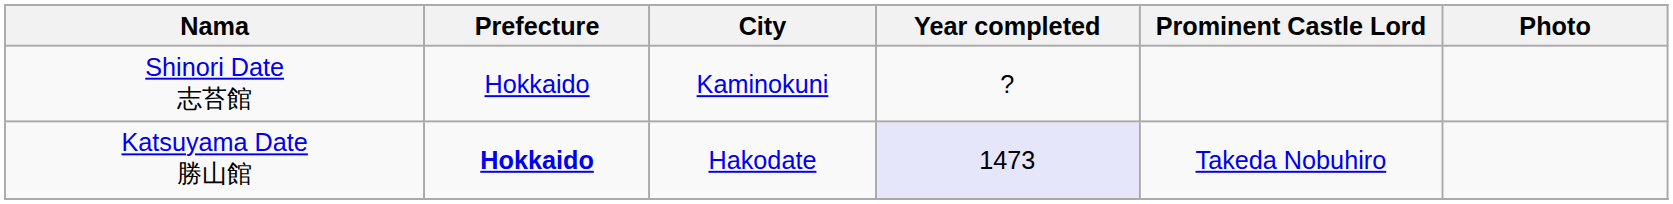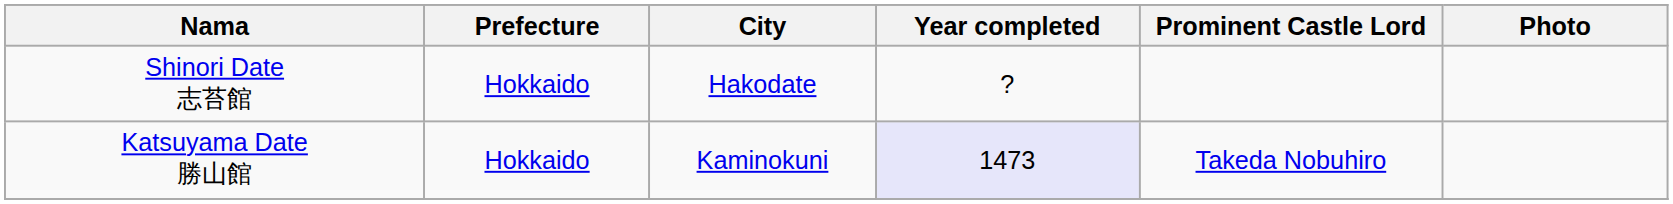(762, 84) Kaminokuni -> (762, 84) Hakodate
(537, 160) bold -> (537, 160) normal
(762, 160) Hakodate -> (762, 160) Kaminokuni
